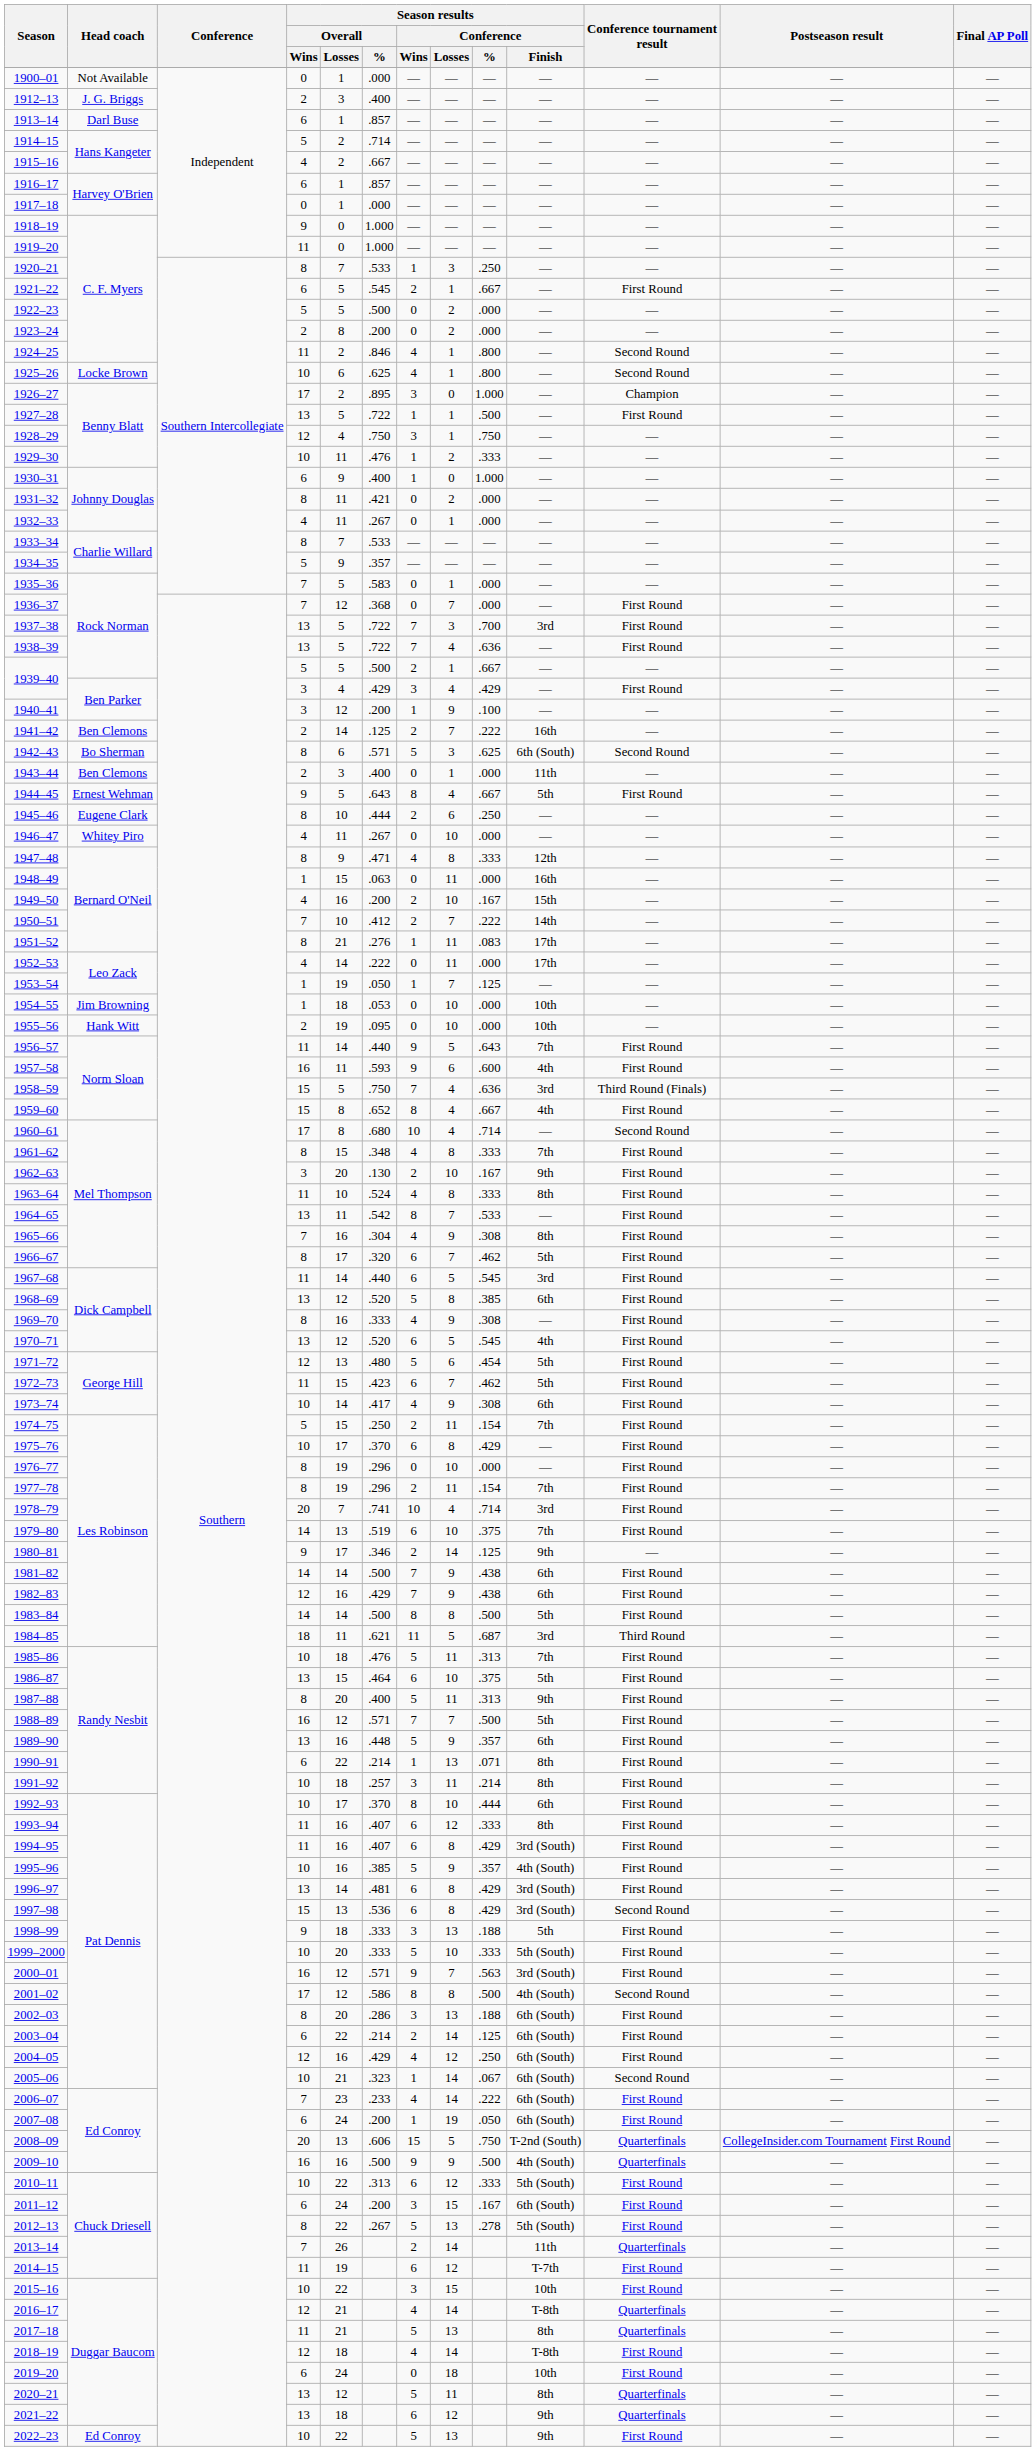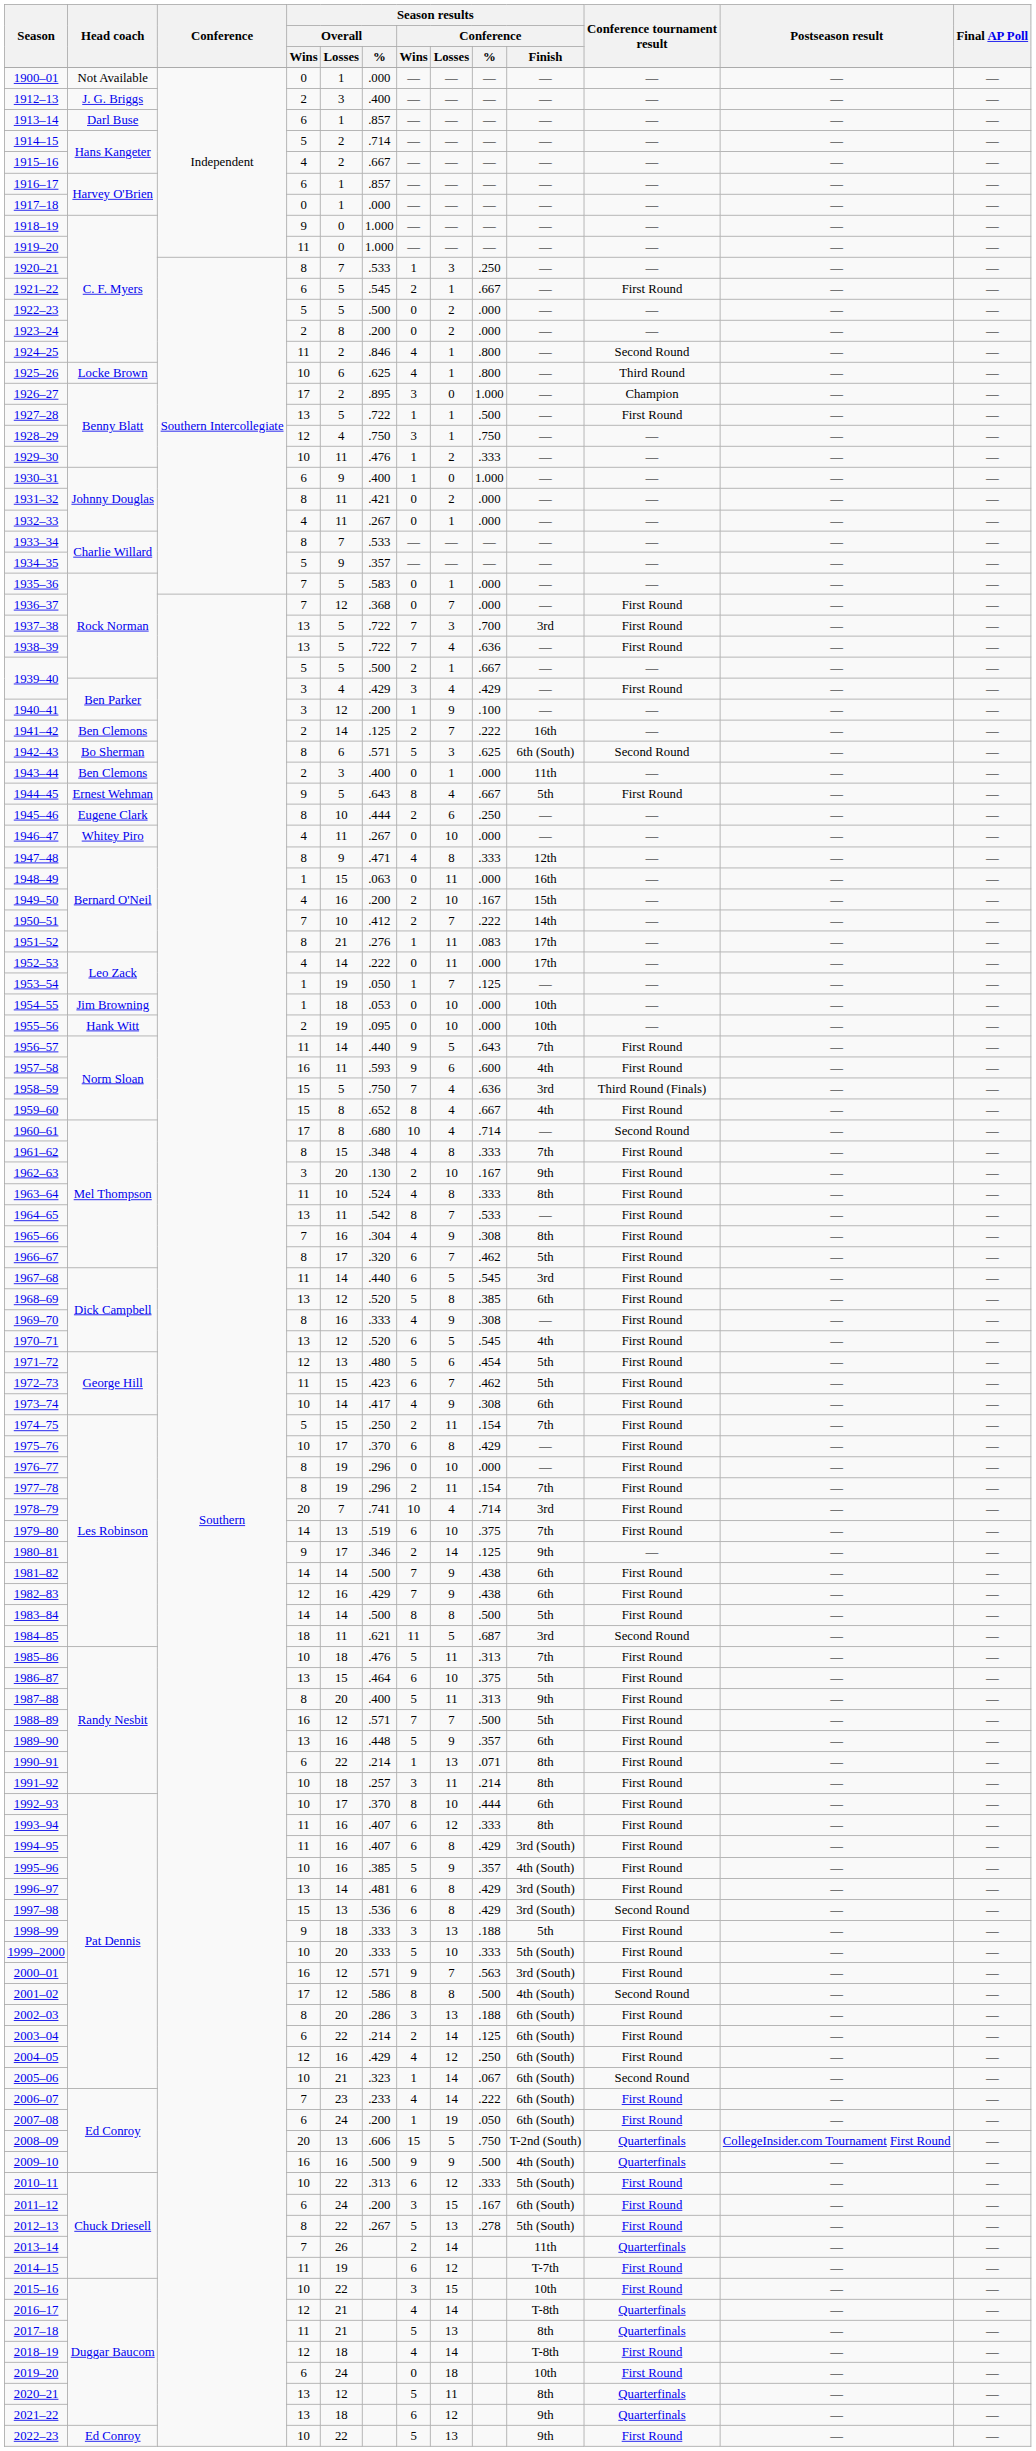(652, 373) Second Round -> (652, 373) Third Round
(652, 1636) Third Round -> (652, 1636) Second Round
